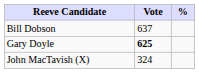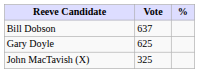(145, 44) bold -> (145, 44) normal
(145, 60) 324 -> (145, 60) 325
